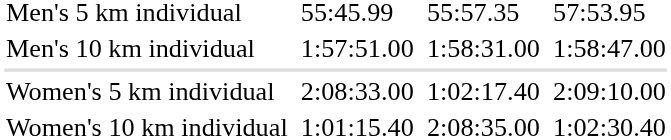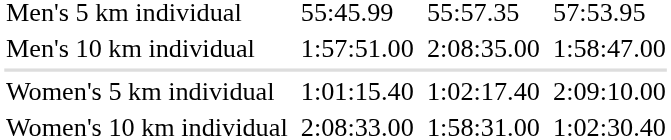(483, 48) 1:58:31.00 -> (483, 48) 2:08:35.00
(357, 91) 2:08:33.00 -> (357, 91) 1:01:15.40
(357, 127) 1:01:15.40 -> (357, 127) 2:08:33.00
(483, 127) 2:08:35.00 -> (483, 127) 1:58:31.00
